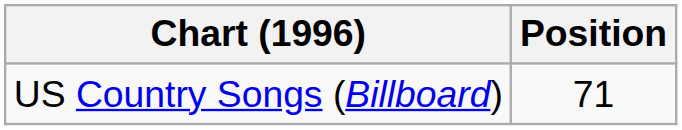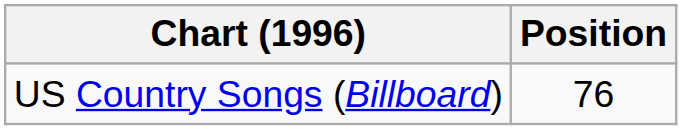(594, 93) 71 -> (594, 93) 76
